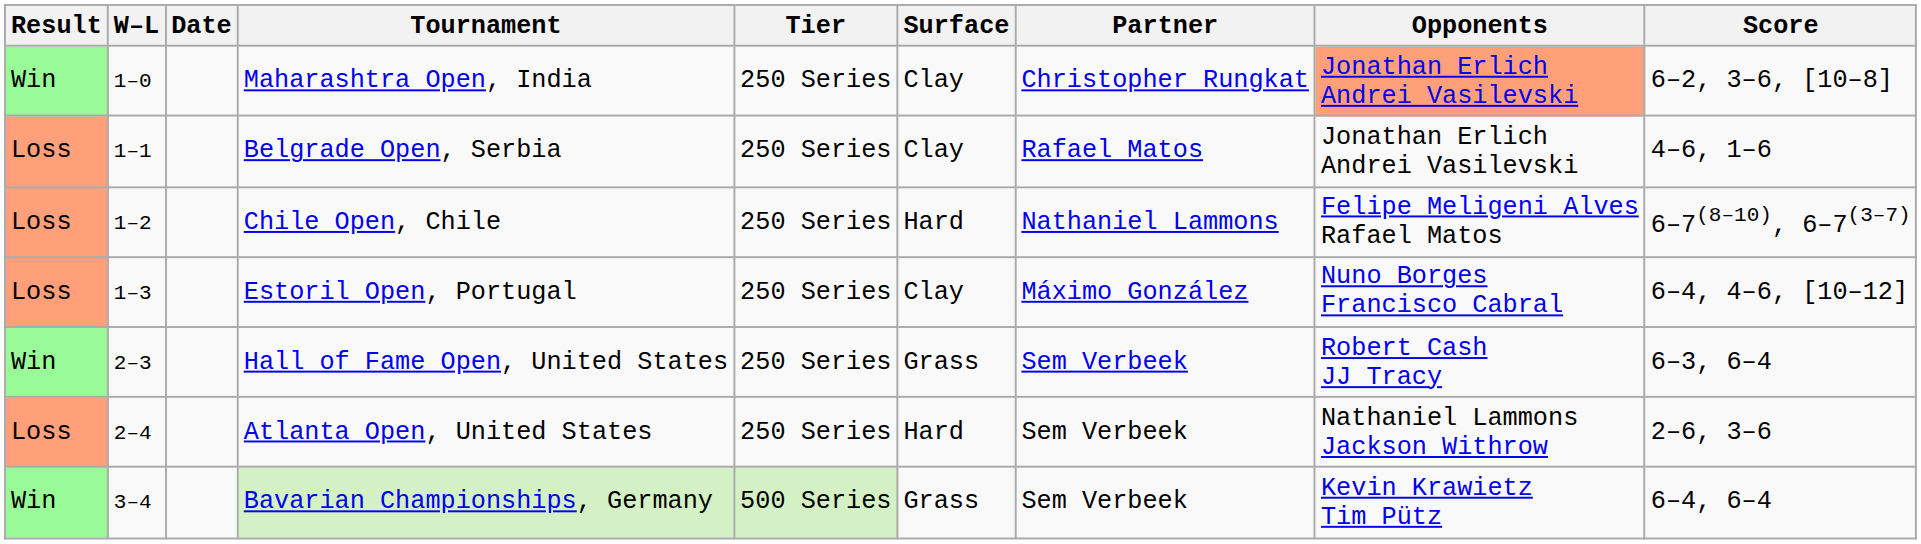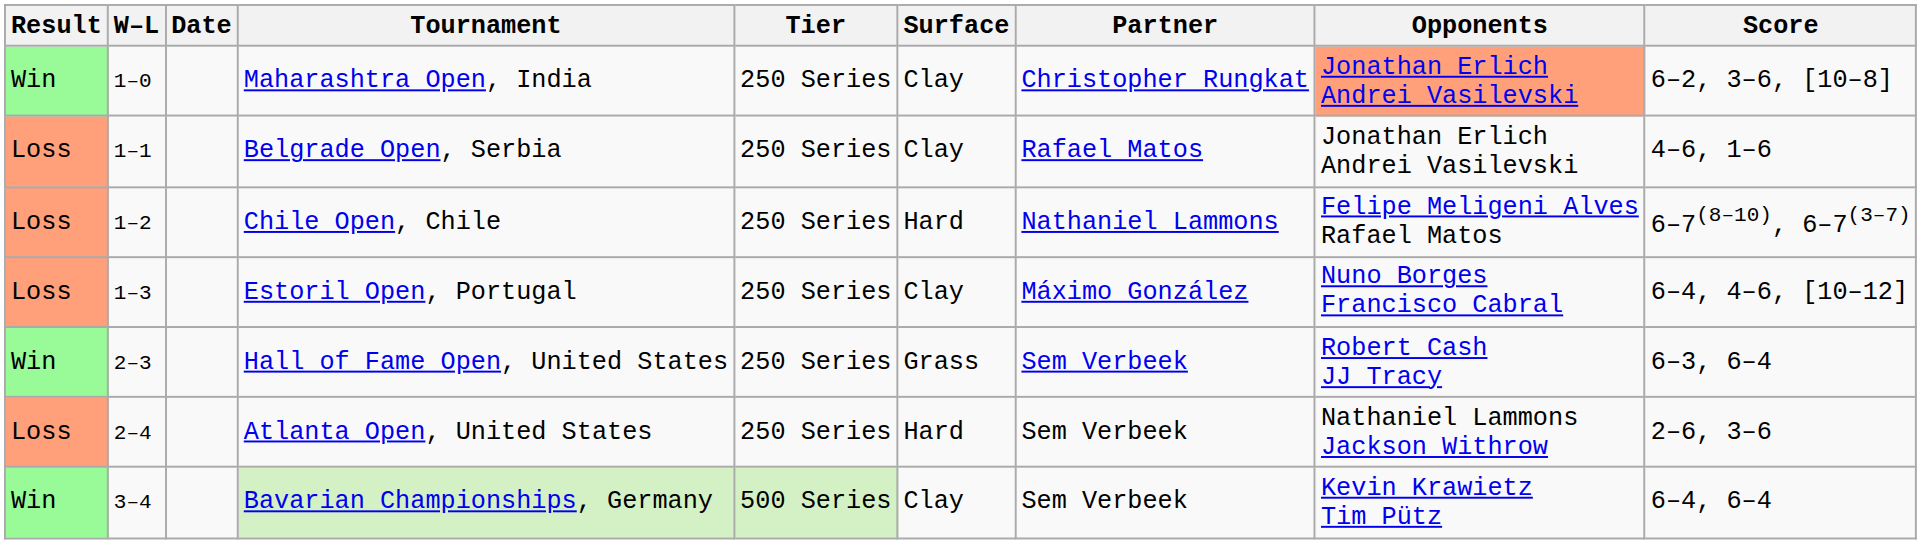(941, 502) Grass -> (934, 502) Clay
